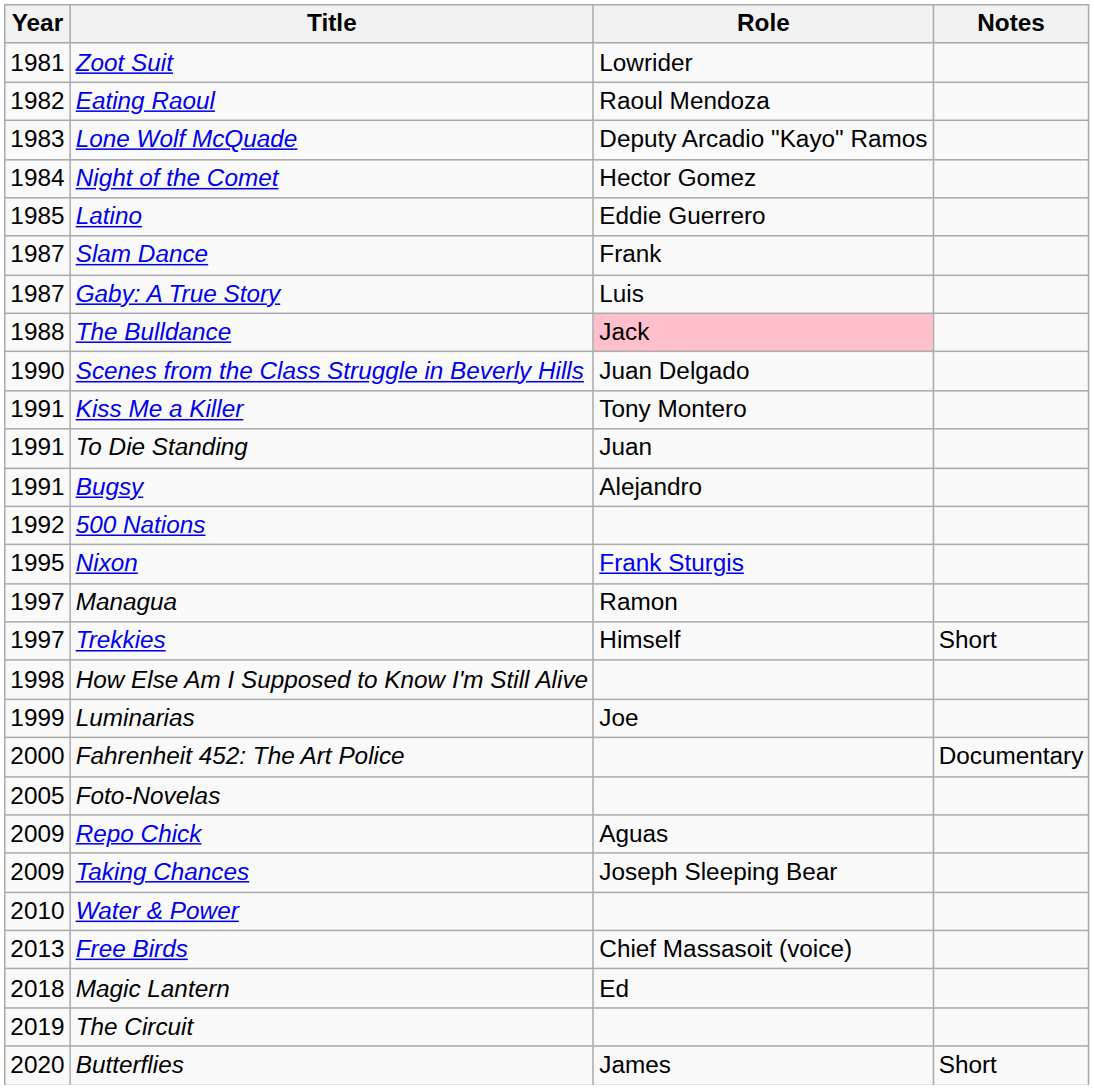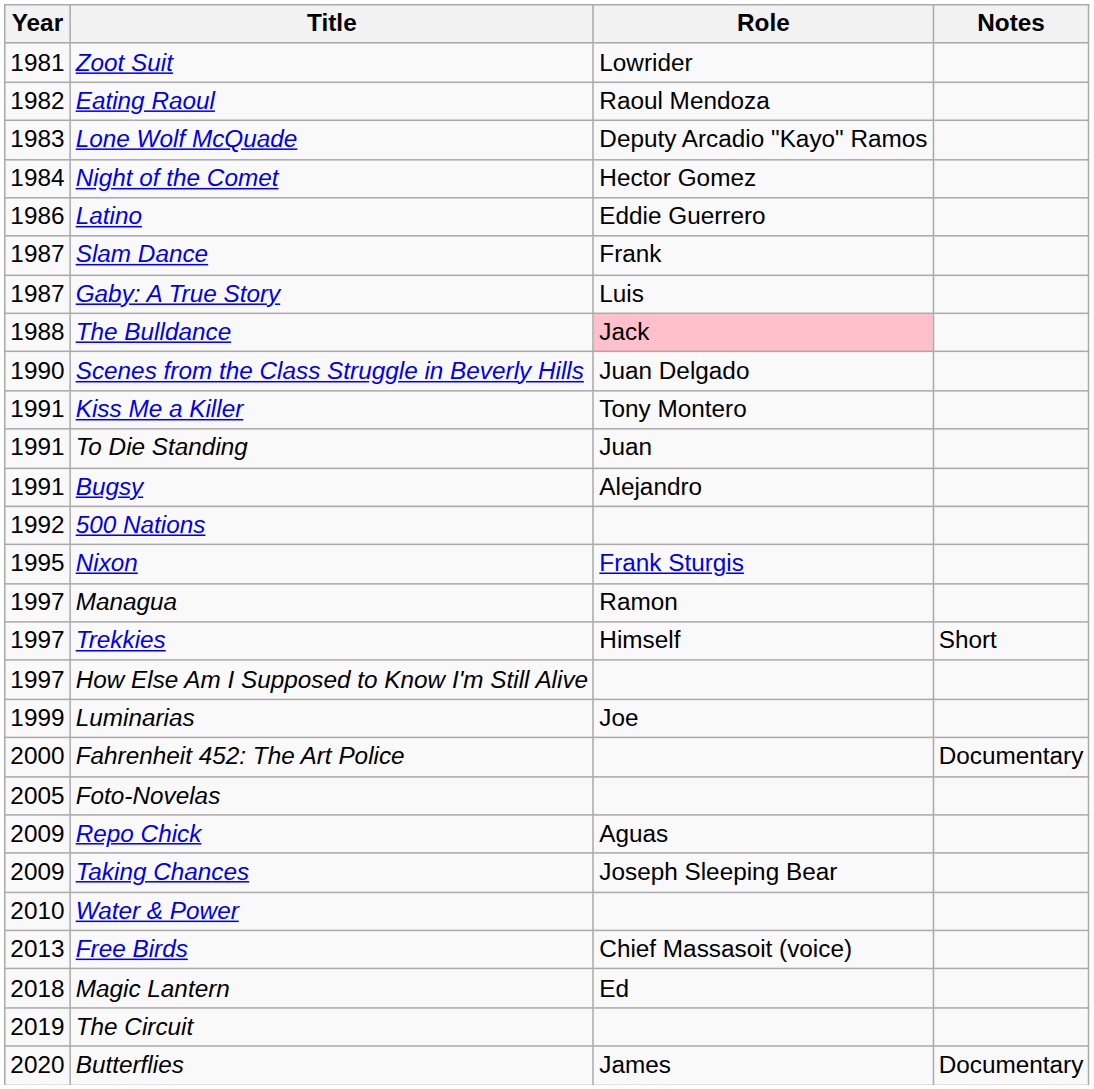(37, 216) 1985 -> (37, 216) 1986
(37, 679) 1998 -> (37, 679) 1997
(968, 1065) Short -> (1011, 1065) Documentary
